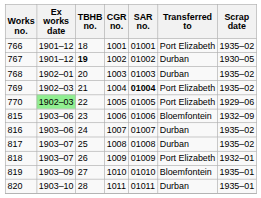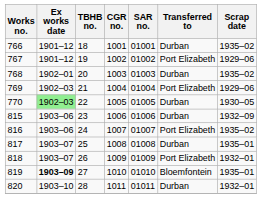(187, 45) Port Elizabeth -> (174, 45) Durban
(83, 59) bold -> (83, 59) normal
(174, 59) Durban -> (187, 59) Port Elizabeth
(237, 59) 1930–05 -> (237, 59) 1929–06
(143, 88) bold -> (143, 88) normal
(237, 88) 1935–02 -> (237, 88) 1929–06
(187, 102) Port Elizabeth -> (174, 102) Durban
(237, 102) 1929–06 -> (237, 102) 1930–05
(186, 116) Bloemfontein -> (174, 116) Durban
(174, 130) Durban -> (187, 130) Port Elizabeth
(237, 144) 1935–02 -> (237, 144) 1935–01
(56, 172) normal -> (56, 172) bold
(237, 186) 1935–01 -> (237, 186) 1932–01
